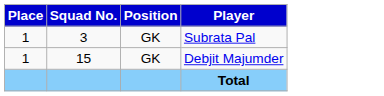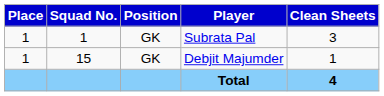+ column: (333, 15)
(84, 37) 3 -> (84, 37) 1
